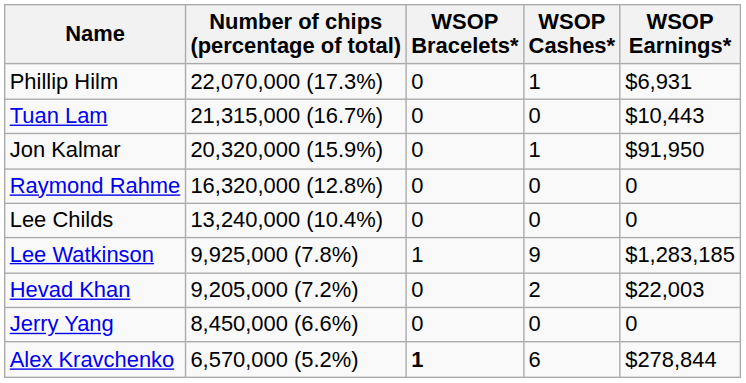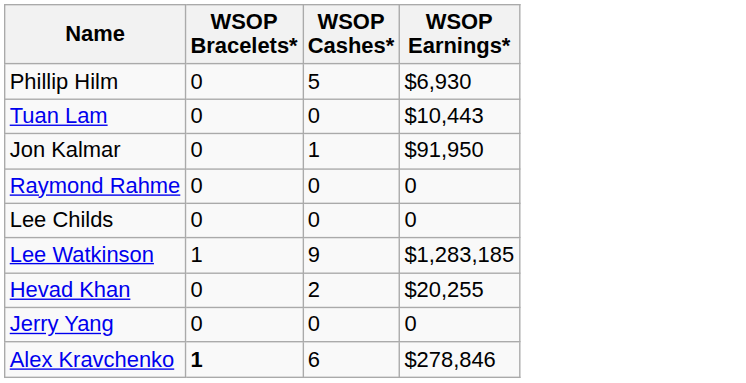- column: (296, 34)
(535, 81) 1 -> (314, 81) 5
(659, 81) $6,931 -> (438, 81) $6,930
(665, 289) $22,003 -> (444, 289) $20,255
(671, 359) $278,844 -> (450, 359) $278,846
